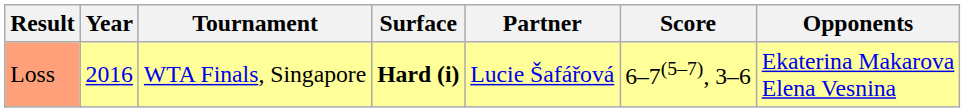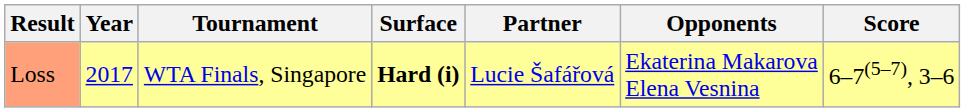columns swapped: (858, 23) <-> (688, 23)
(109, 74) 2016 -> (109, 74) 2017
